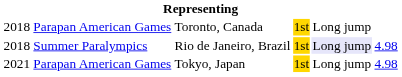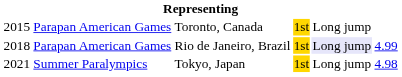(17, 27) 2018 -> (17, 27) 2015
(90, 45) Summer Paralympics -> (102, 45) Parapan American Games
(386, 45) 4.98 -> (386, 45) 4.99
(102, 63) Parapan American Games -> (90, 63) Summer Paralympics
